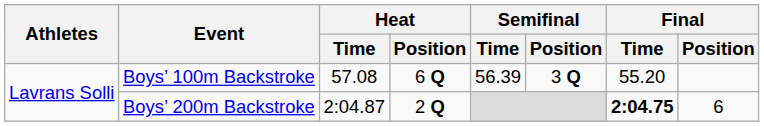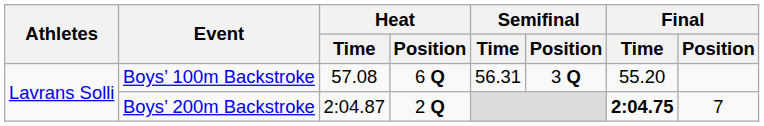(498, 78) 56.39 -> (498, 78) 56.31
(718, 107) 6 -> (718, 107) 7
